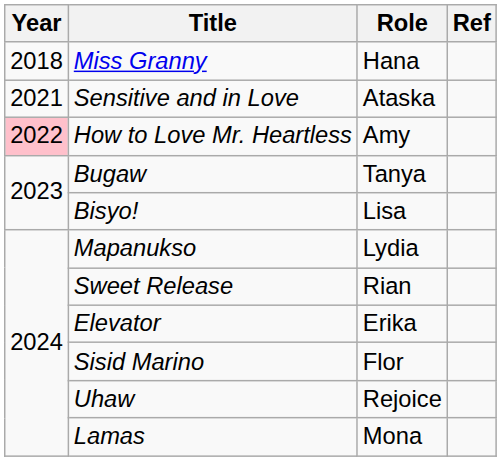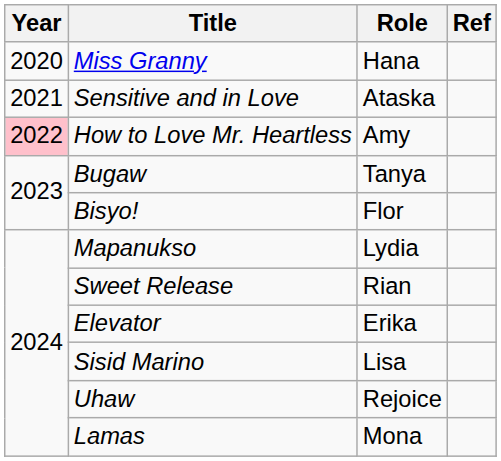(37, 60) 2018 -> (37, 60) 2020
(385, 211) Lisa -> (383, 211) Flor
(383, 361) Flor -> (385, 361) Lisa
